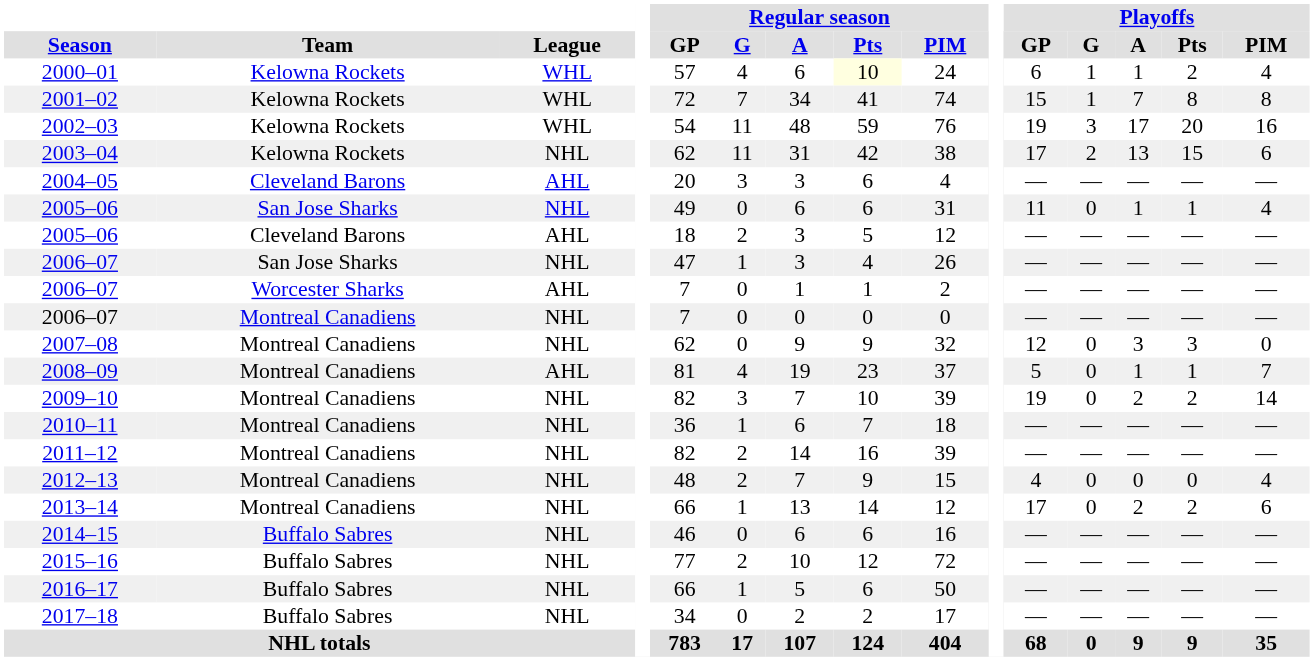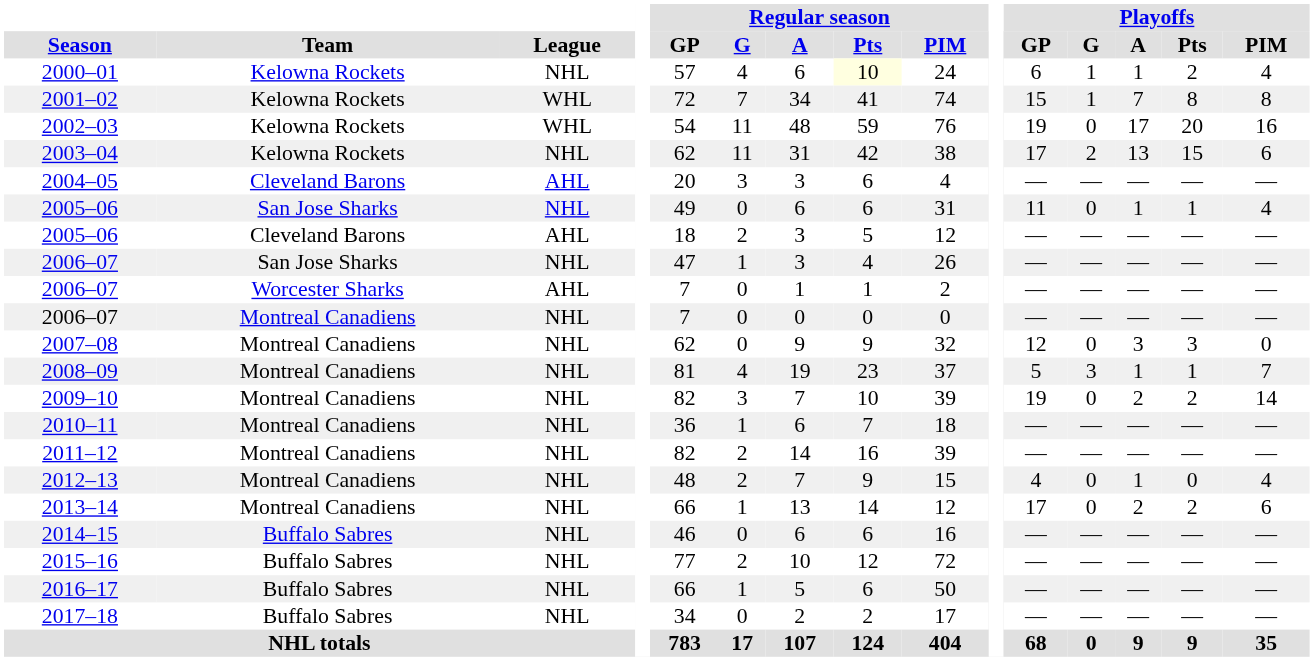(567, 71) WHL -> (567, 71) NHL
(1091, 126) 3 -> (1091, 126) 0
(567, 371) AHL -> (567, 371) NHL
(1091, 371) 0 -> (1091, 371) 3
(1138, 479) 0 -> (1138, 479) 1
